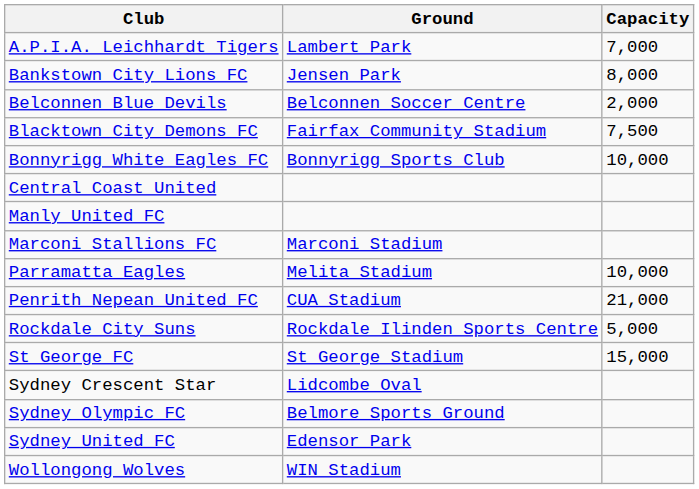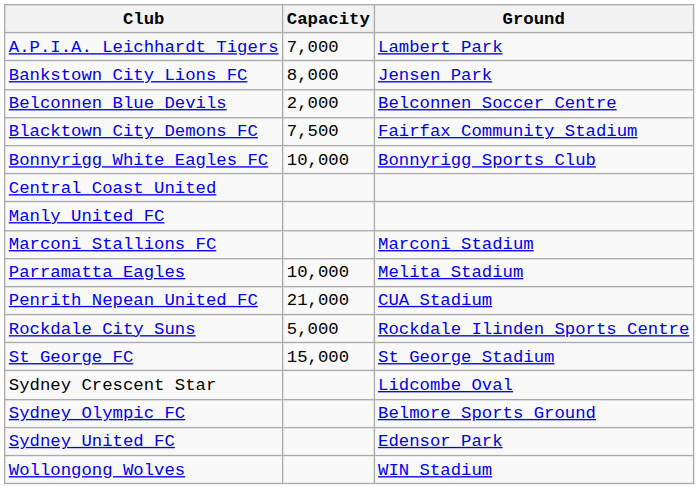columns swapped: (442, 19) <-> (648, 19)
